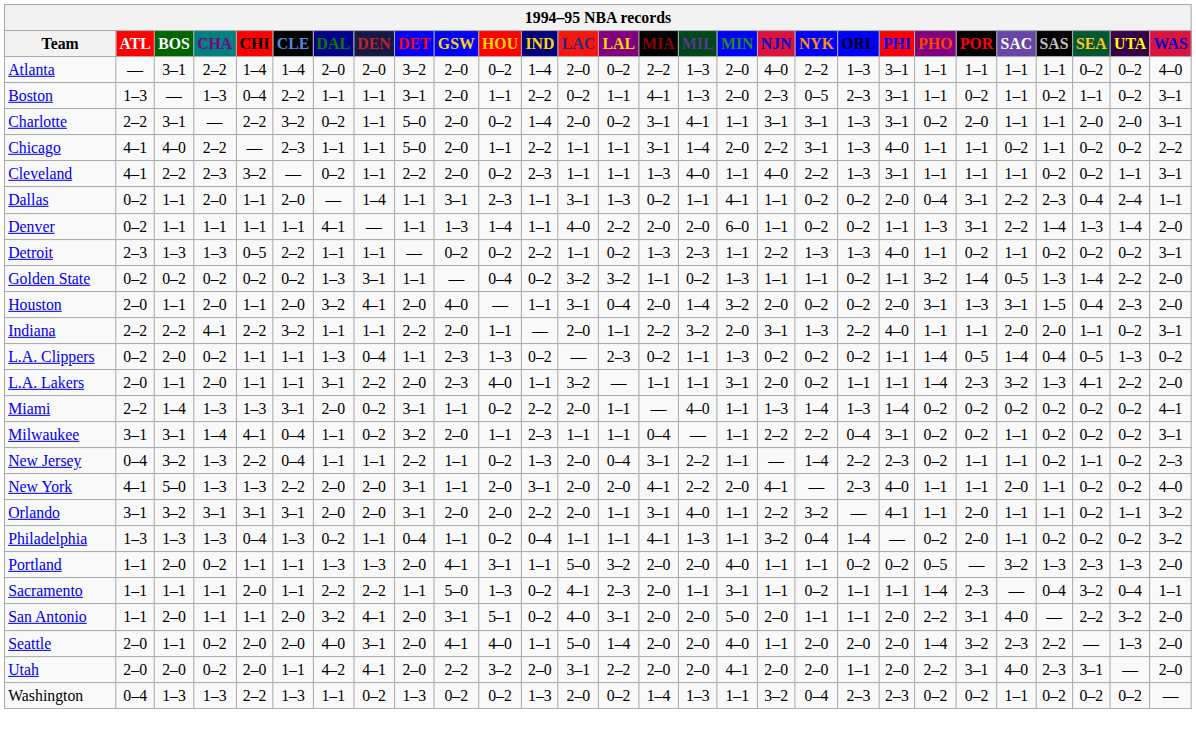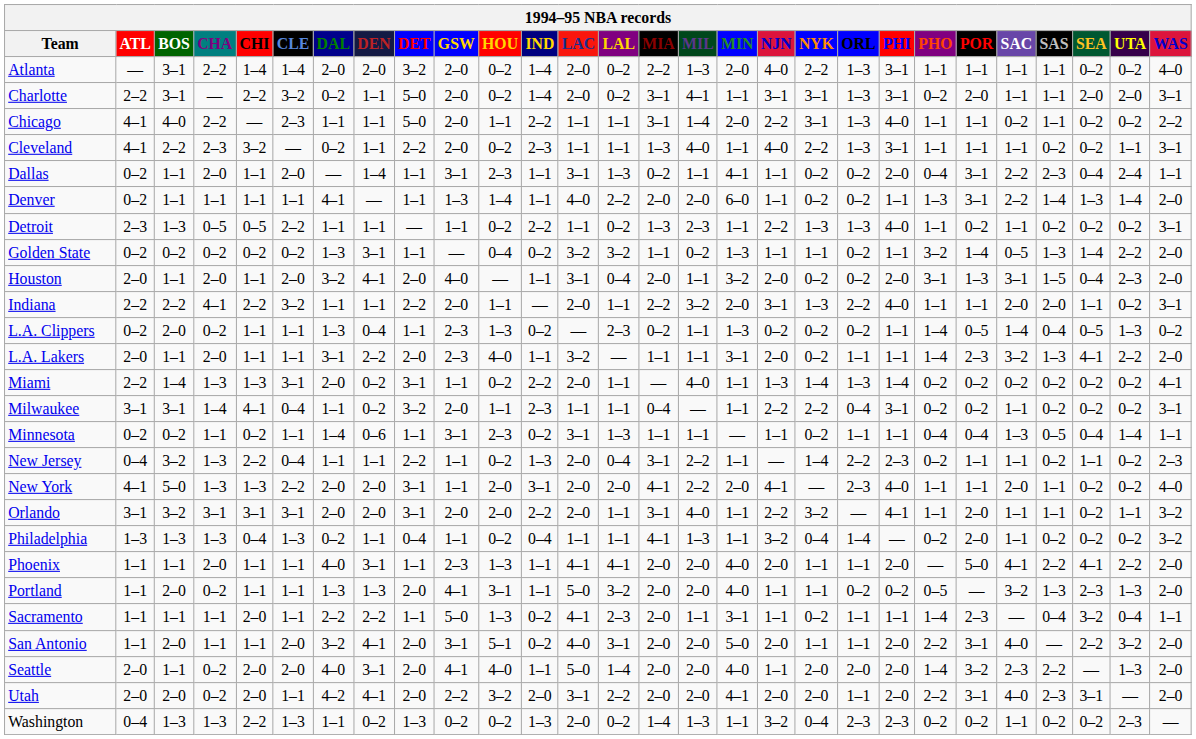- row: (31, 95)
(215, 252) 1–3 -> (215, 226) 0–5
(456, 252) 0–2 -> (456, 226) 1–1
(698, 304) 1–4 -> (698, 278) 1–1
+ row: (42, 434)
+ row: (34, 565)
(1130, 695) 0–2 -> (1130, 721) 2–3
